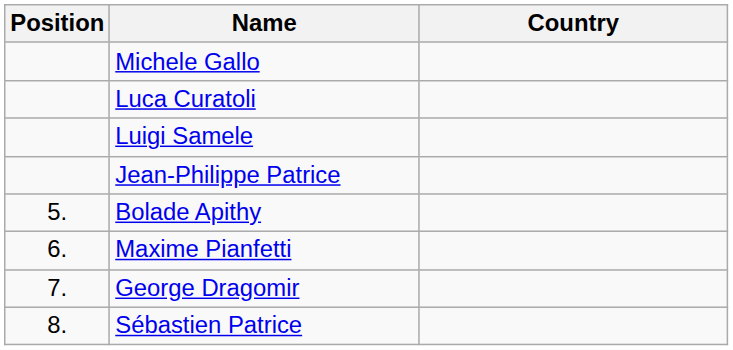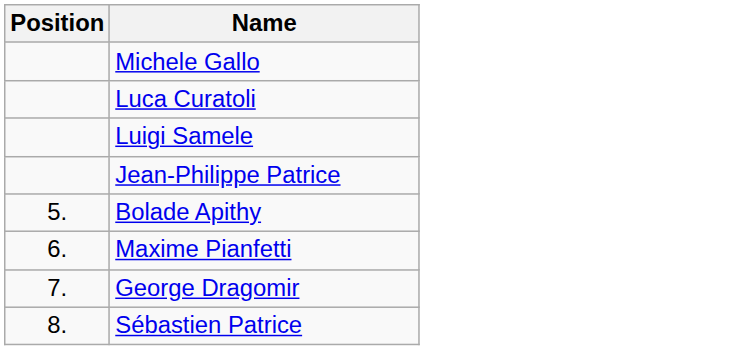- column: (573, 23)
